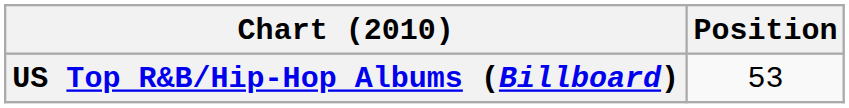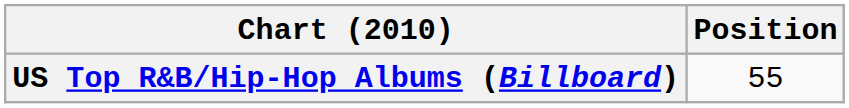(766, 79) 53 -> (766, 79) 55
